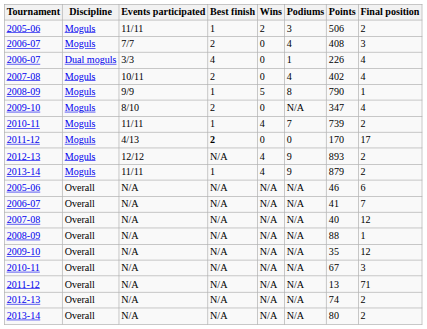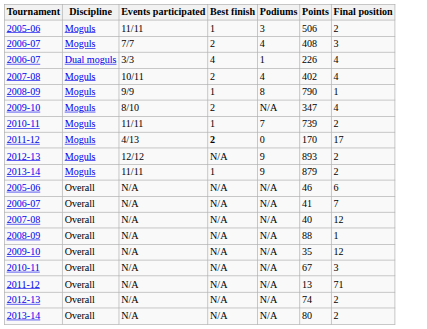- column: (271, 12)
